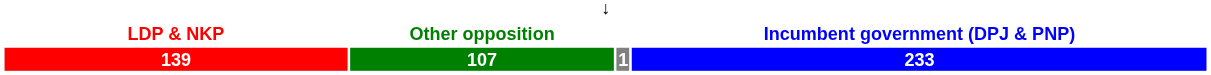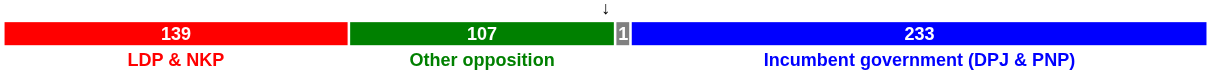rows swapped: (176, 59) <-> (176, 34)
